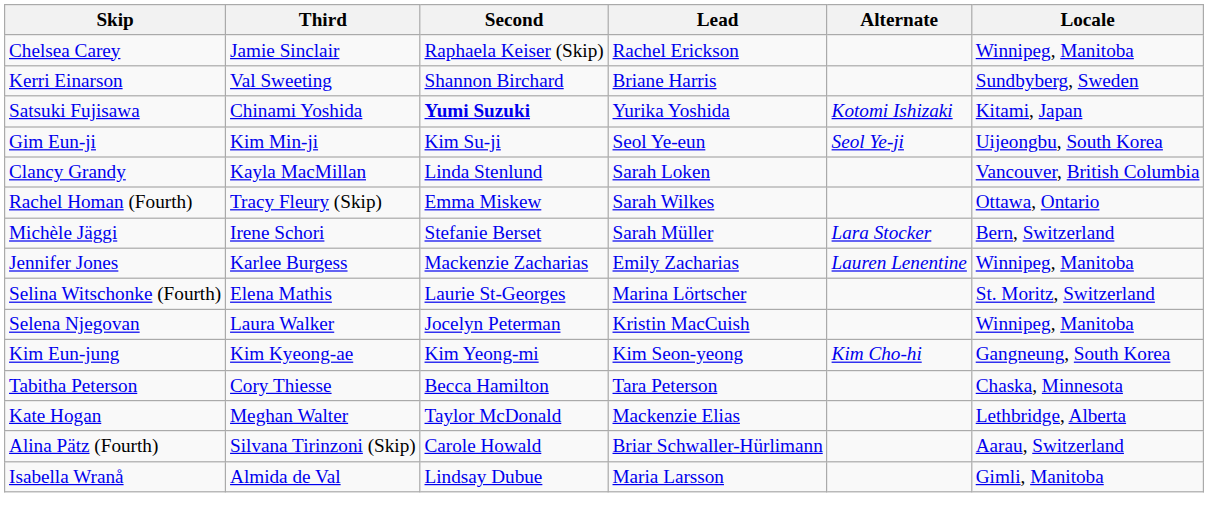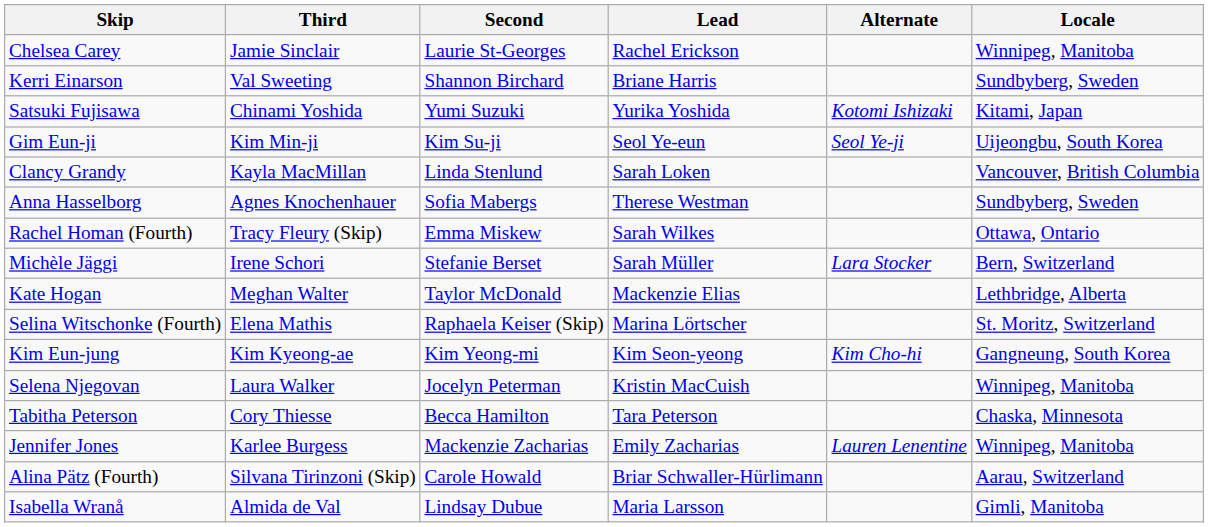(514, 50) Raphaela Keiser (Skip) -> (495, 50) Laurie St-Georges
(477, 111) bold -> (474, 111) normal
+ row: (75, 202)
rows swapped: (64, 263) <-> (55, 415)
(495, 293) Laurie St-Georges -> (514, 324) Raphaela Keiser (Skip)
rows swapped: (64, 354) <-> (74, 324)
